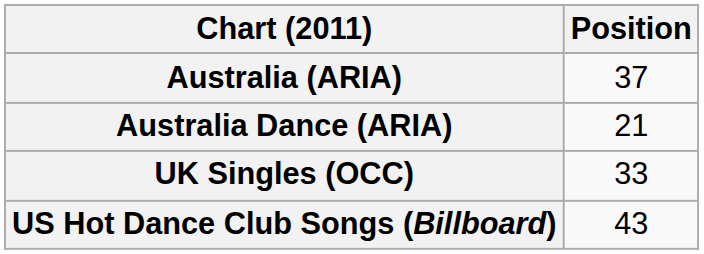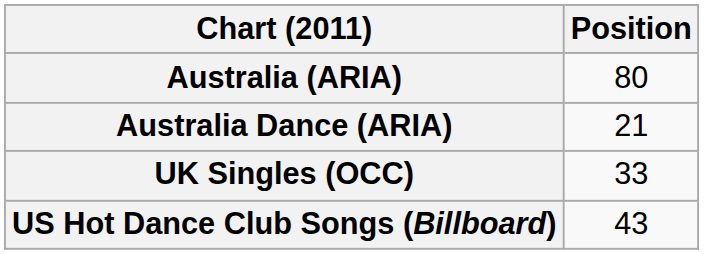(631, 77) 37 -> (631, 77) 80
